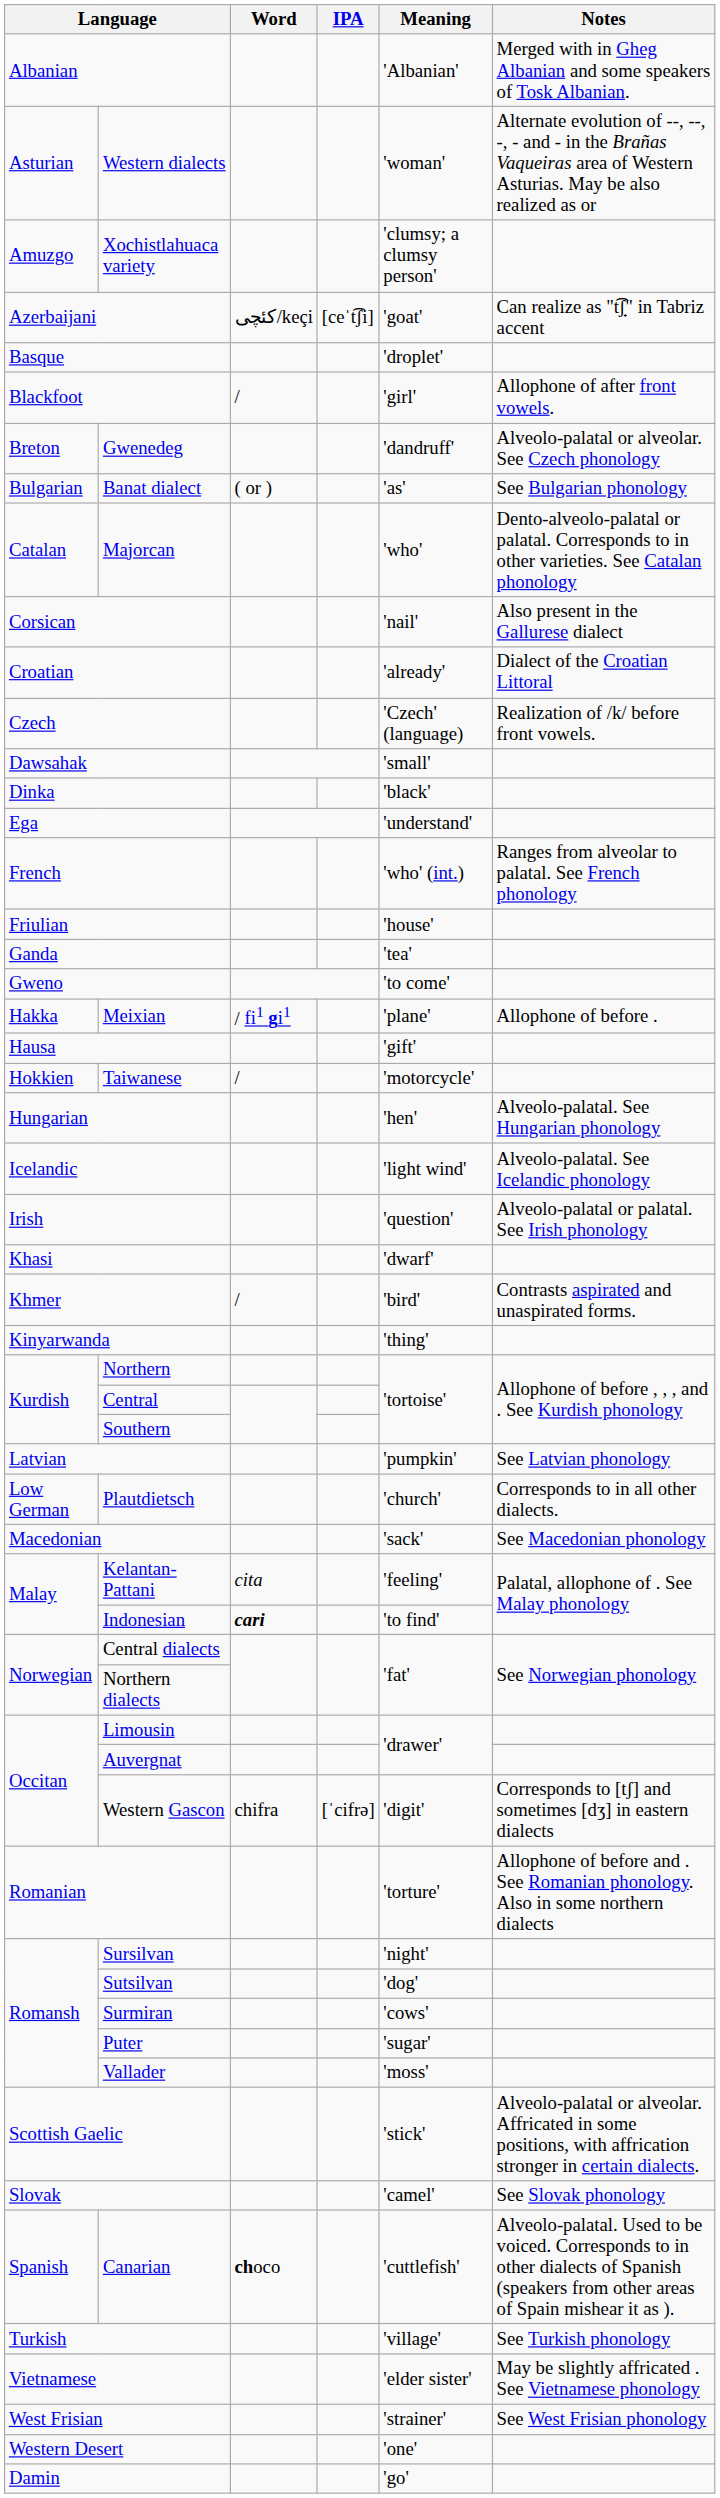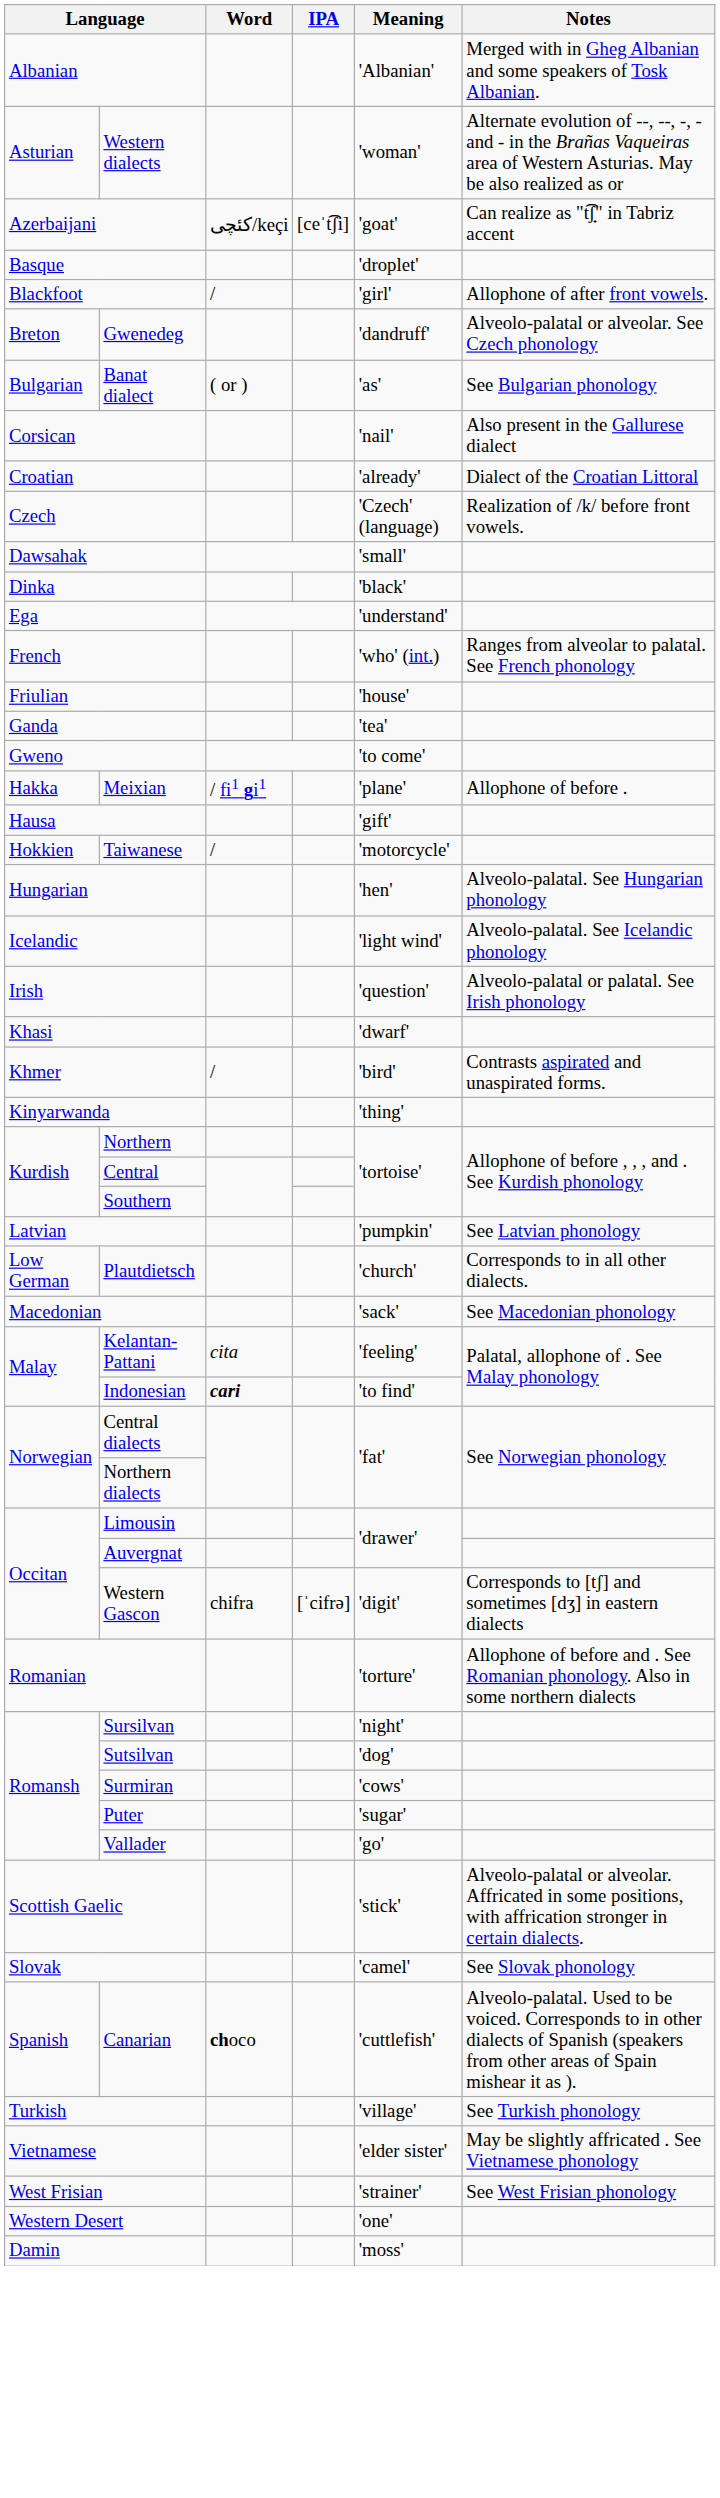- row: (161, 255)
- row: (139, 549)
(406, 2072) 'moss' -> (371, 1844) 'go'
(396, 2478) 'go' -> (381, 2250) 'moss'
